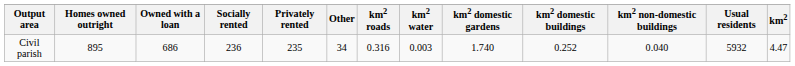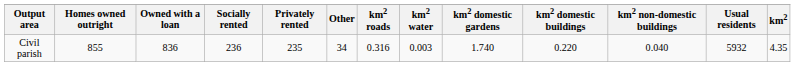(95, 48) 895 -> (95, 48) 855
(170, 48) 686 -> (170, 48) 836
(565, 48) 0.252 -> (565, 48) 0.220
(778, 48) 4.47 -> (778, 48) 4.35
